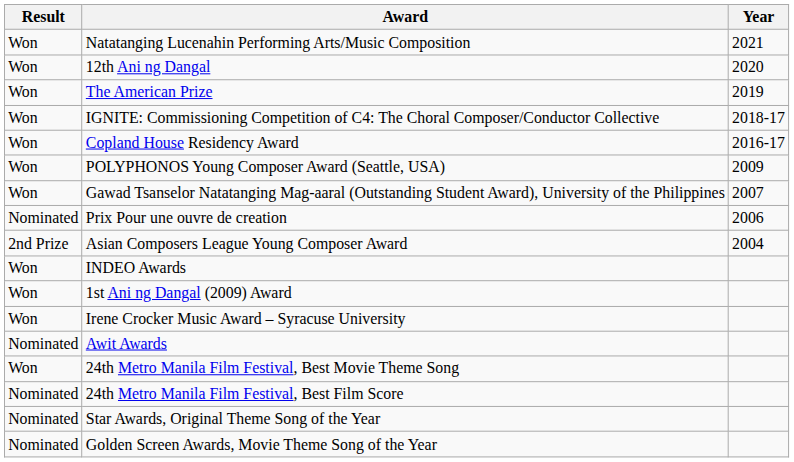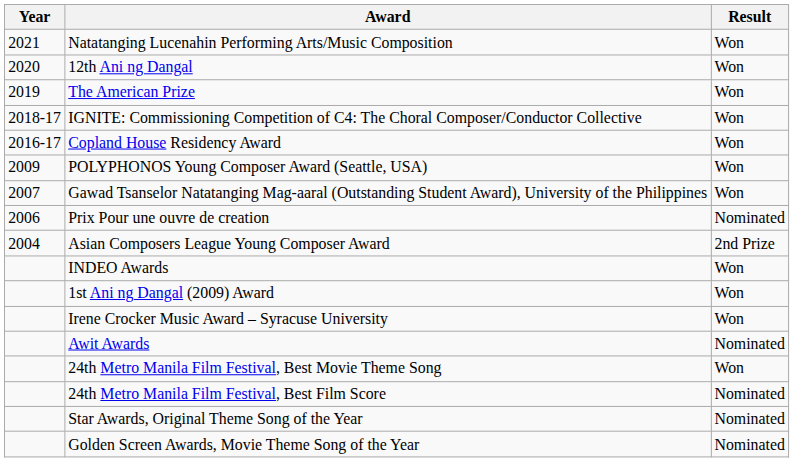columns swapped: (758, 17) <-> (43, 17)
